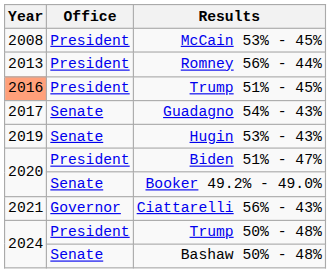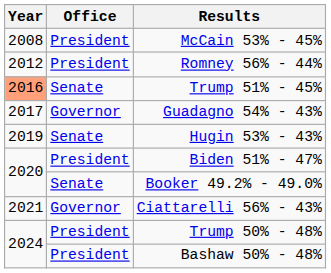(26, 64) 2013 -> (26, 64) 2012
(90, 88) President -> (77, 88) Senate
(77, 112) Senate -> (86, 112) Governor
(77, 256) Senate -> (90, 256) President
